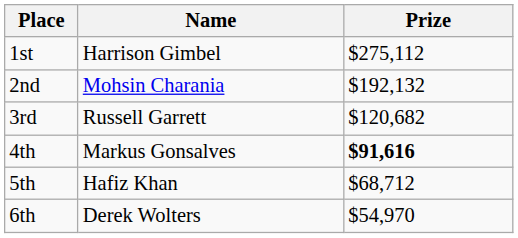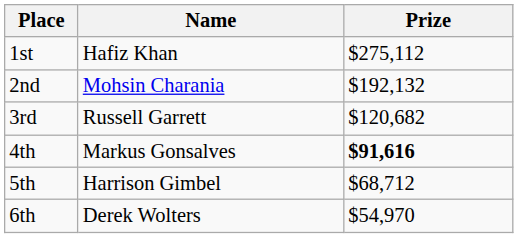(152, 53) Harrison Gimbel -> (130, 53) Hafiz Khan
(130, 183) Hafiz Khan -> (152, 183) Harrison Gimbel
